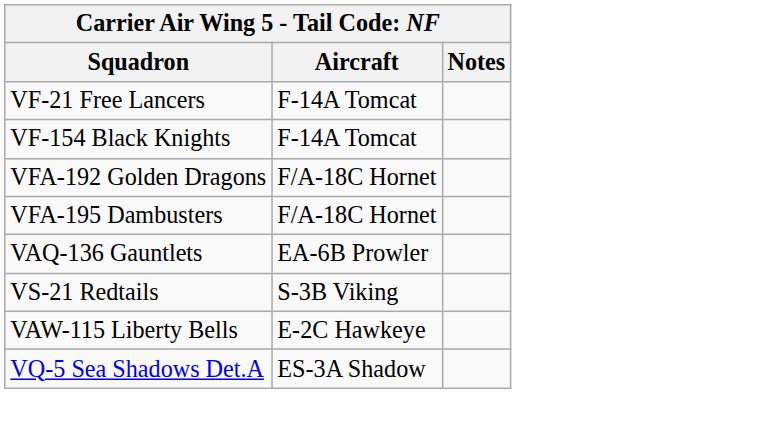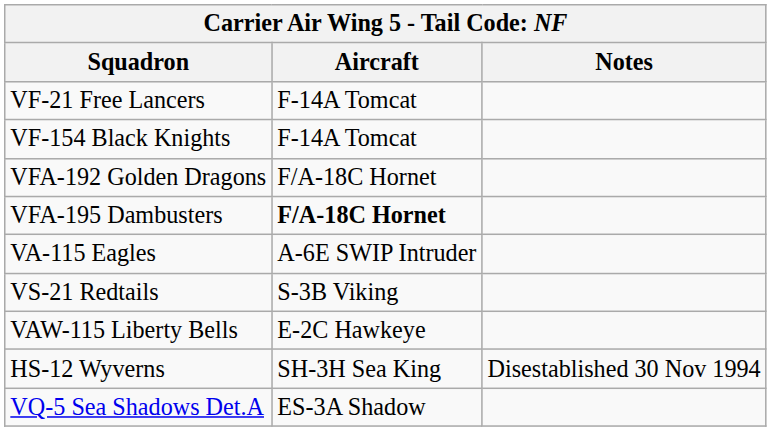(357, 215) normal -> (362, 215) bold
+ row: (83, 253)
- row: (106, 253)
+ row: (88, 368)
